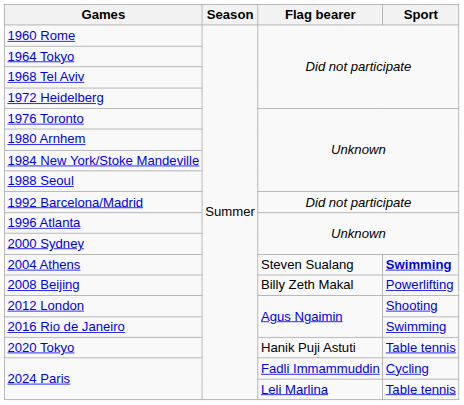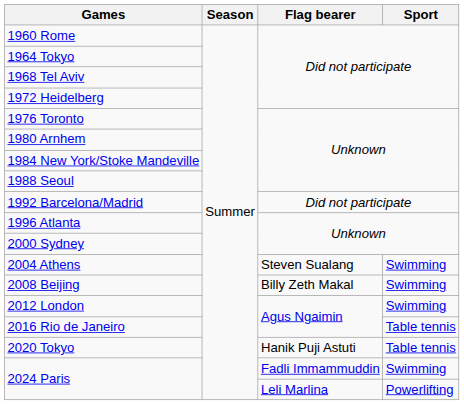(419, 264) bold -> (416, 264) normal
(420, 285) Powerlifting -> (416, 285) Swimming
(412, 306) Shooting -> (416, 306) Swimming
(416, 327) Swimming -> (421, 327) Table tennis
(407, 368) Cycling -> (416, 368) Swimming
(421, 389) Table tennis -> (420, 389) Powerlifting
